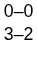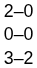+ row: (19, 11)
